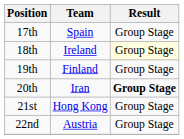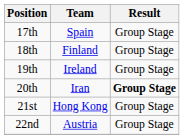(80, 50) Ireland -> (80, 50) Finland
(144, 50) lightyellow background -> (144, 50) no background
(80, 69) Finland -> (80, 69) Ireland
